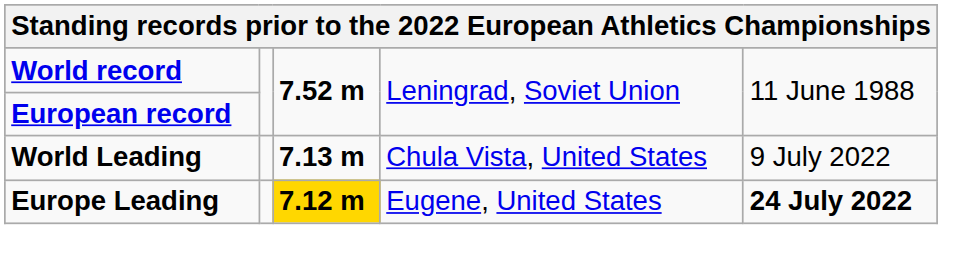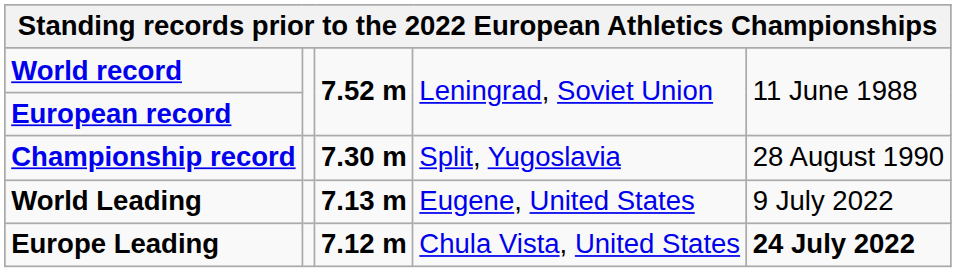+ row: (153, 157)
(547, 157) Chula Vista, United States -> (557, 200) Eugene, United States
(322, 200) gold background -> (364, 244) no background
(524, 200) Eugene, United States -> (580, 244) Chula Vista, United States
